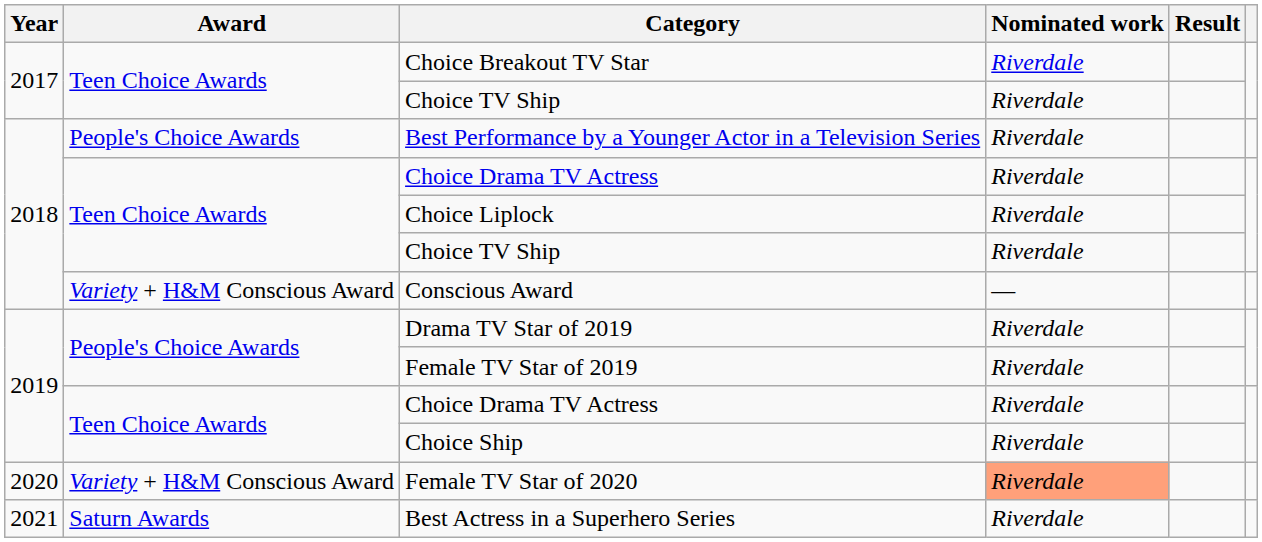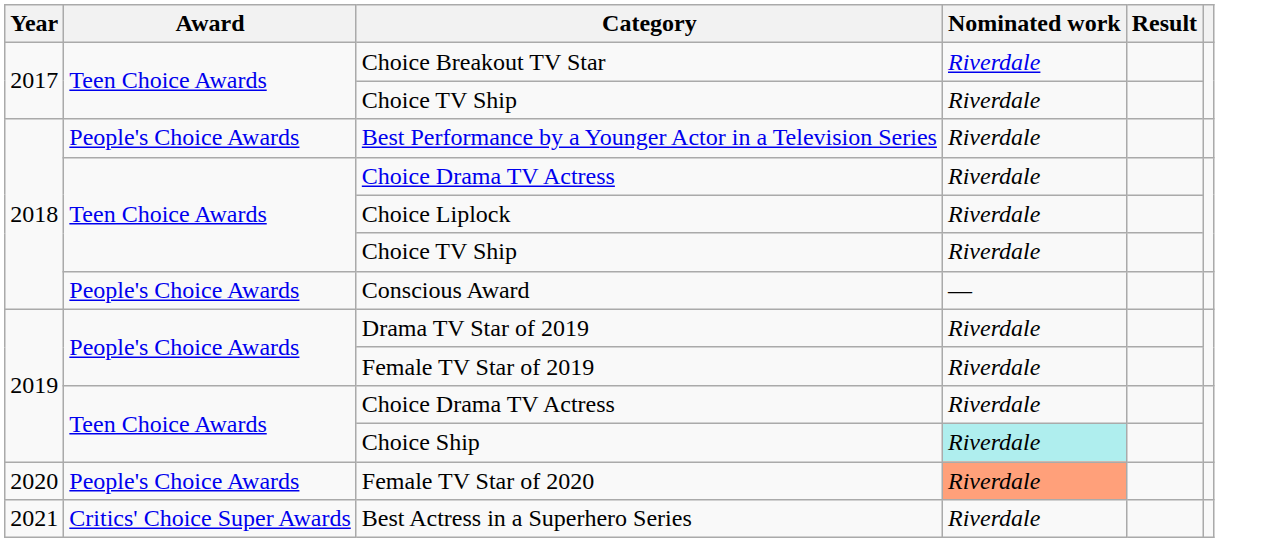(232, 289) Variety + H&M Conscious Award -> (184, 289) People's Choice Awards
(1037, 442) no background -> (994, 442) paleturquoise background
(232, 480) Variety + H&M Conscious Award -> (184, 480) People's Choice Awards
(139, 518) Saturn Awards -> (210, 518) Critics' Choice Super Awards
